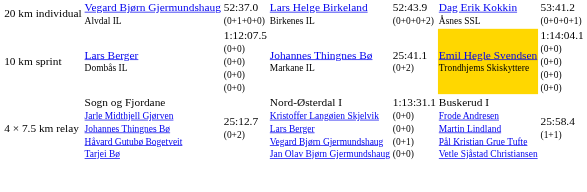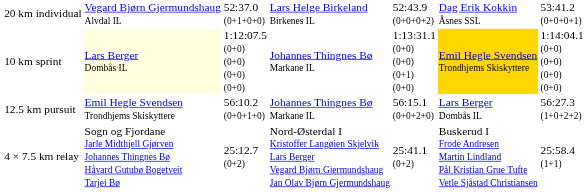(111, 61) no background -> (111, 61) lightyellow background
(410, 61) 25:41.1 (0+2) -> (414, 61) 1:13:31.1 (0+0) (0+0) (0+1) (0+0)
+ row: (40, 109)
(414, 128) 1:13:31.1 (0+0) (0+0) (0+1) (0+0) -> (410, 156) 25:41.1 (0+2)
